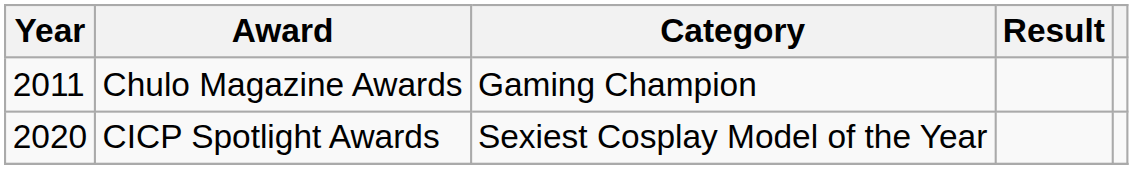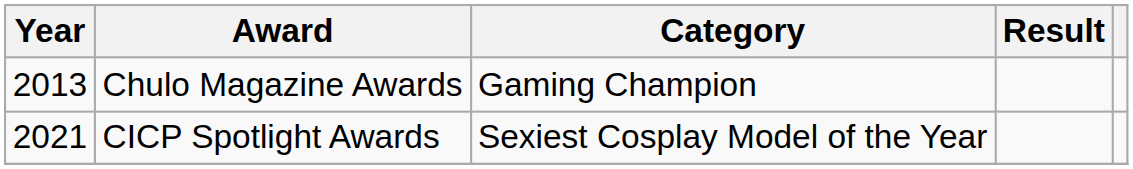(49, 84) 2011 -> (50, 84) 2013
(50, 137) 2020 -> (50, 137) 2021
